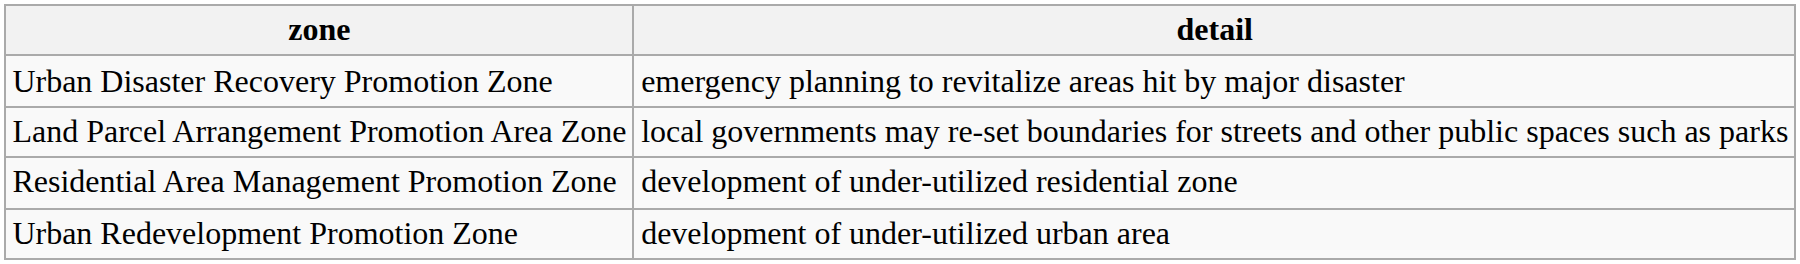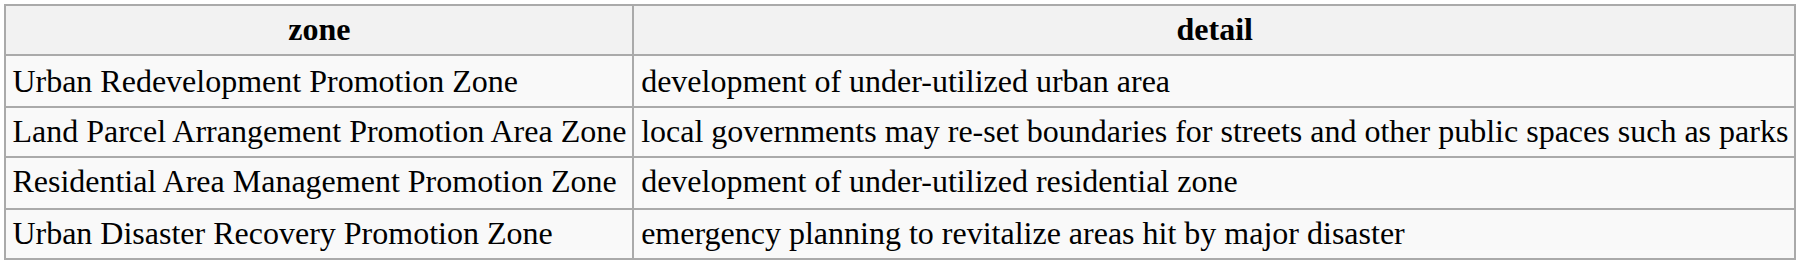rows swapped: (265, 232) <-> (283, 80)
